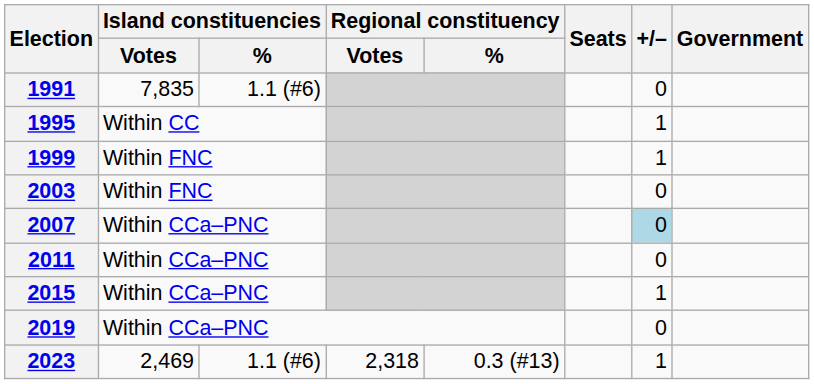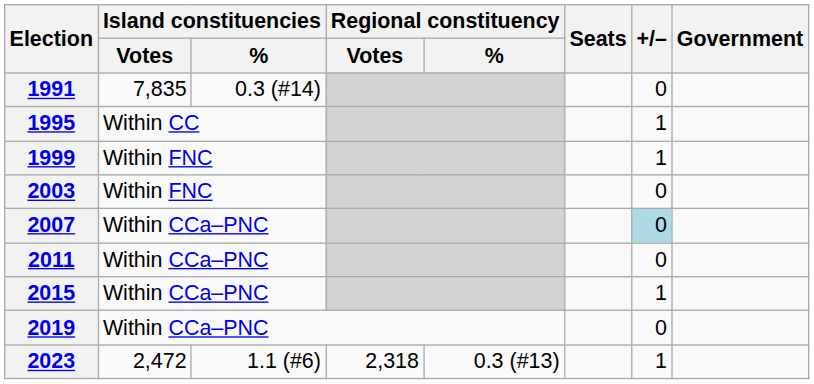(284, 89) 1.1 (#6) -> (278, 89) 0.3 (#14)
(167, 361) 2,469 -> (160, 361) 2,472
